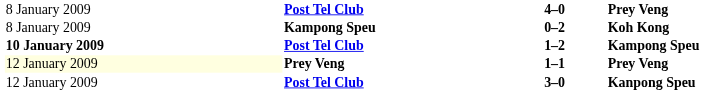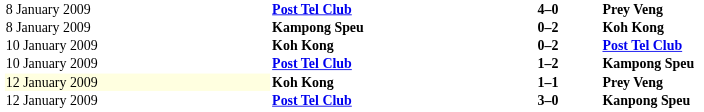+ row: (548, 45)
(55, 45) bold -> (52, 64) normal
(314, 64) Prey Veng -> (303, 82) Koh Kong
